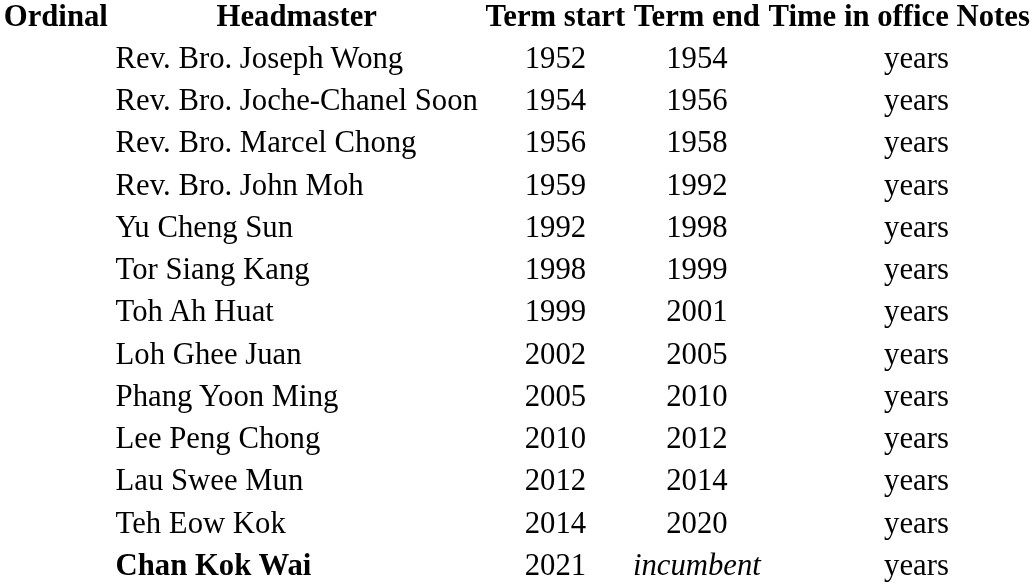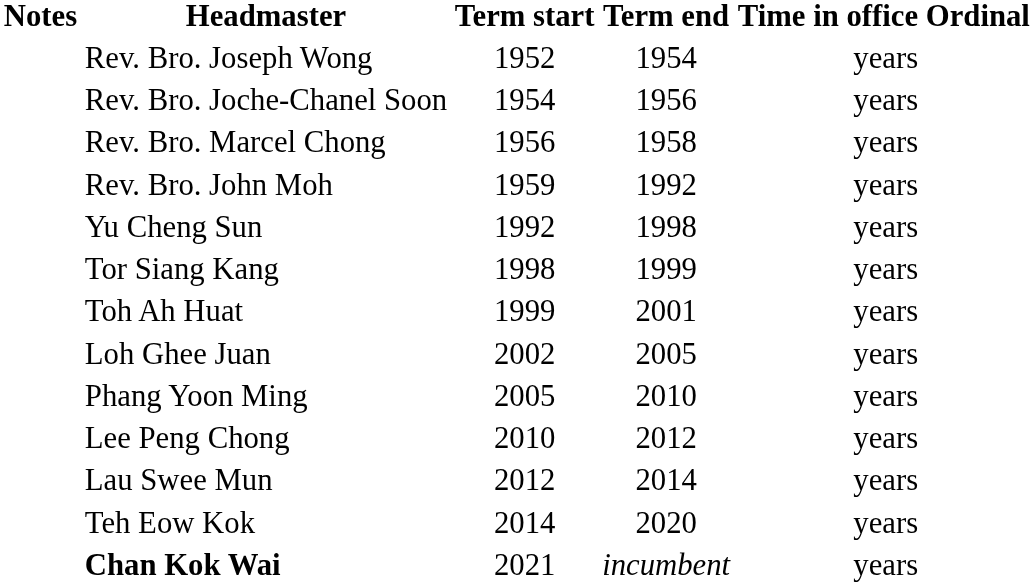columns swapped: (56, 15) <-> (993, 15)
